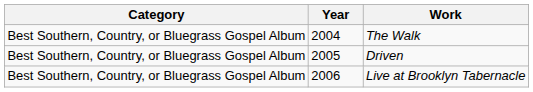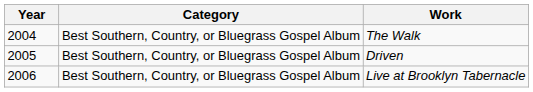columns swapped: (336, 14) <-> (156, 14)
